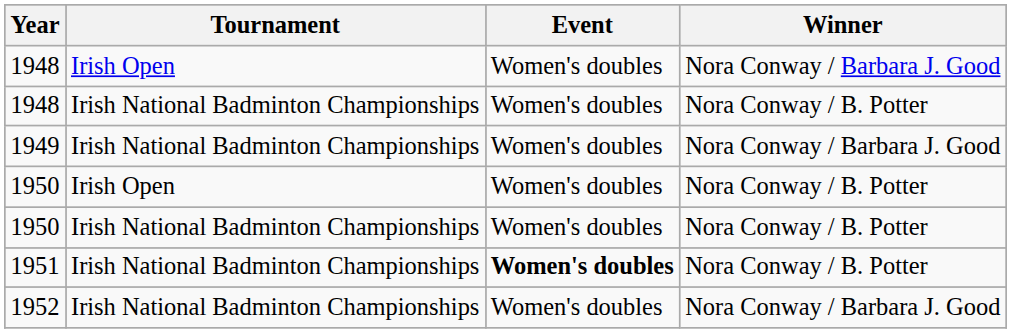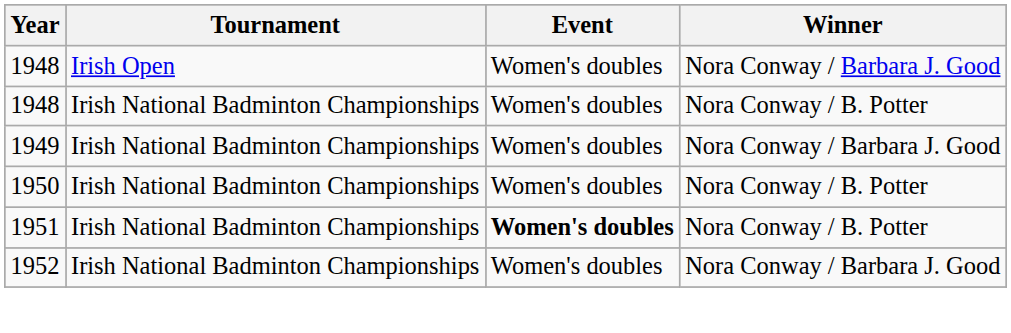- row: (35, 186)
